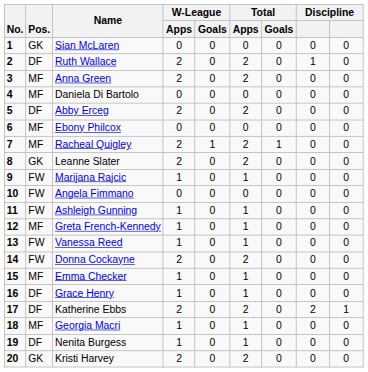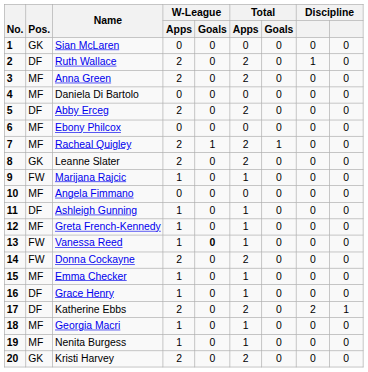(36, 194) FW -> (36, 194) MF
(36, 210) FW -> (35, 210) DF
(212, 243) normal -> (212, 243) bold
(35, 342) DF -> (36, 342) MF
